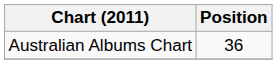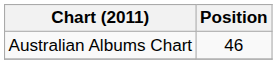(234, 45) 36 -> (234, 45) 46
